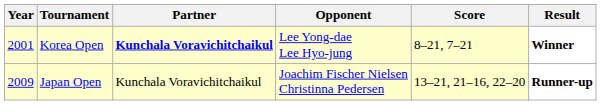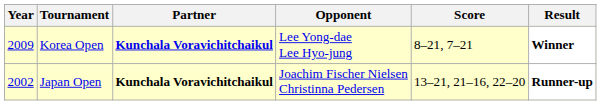(21, 45) 2001 -> (21, 45) 2009
(21, 82) 2009 -> (21, 82) 2002
(188, 82) normal -> (194, 82) bold
